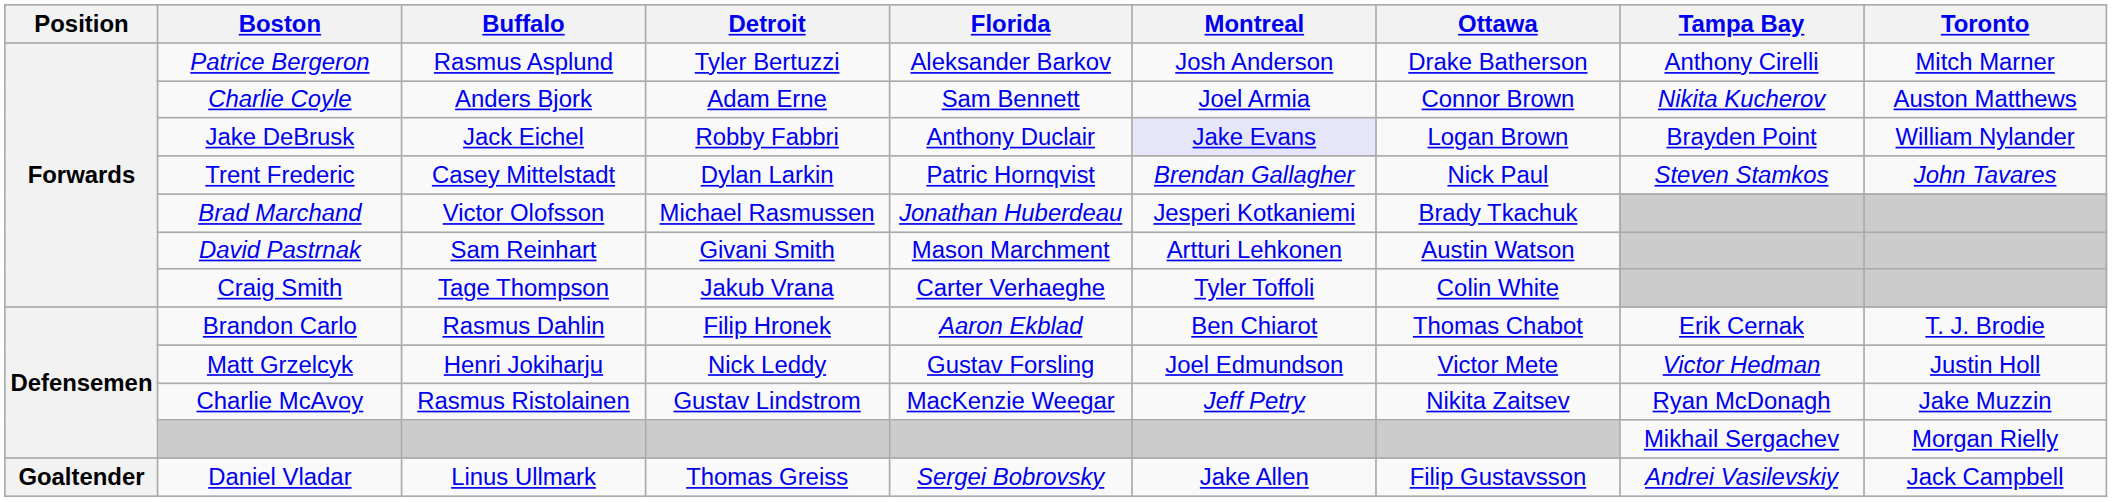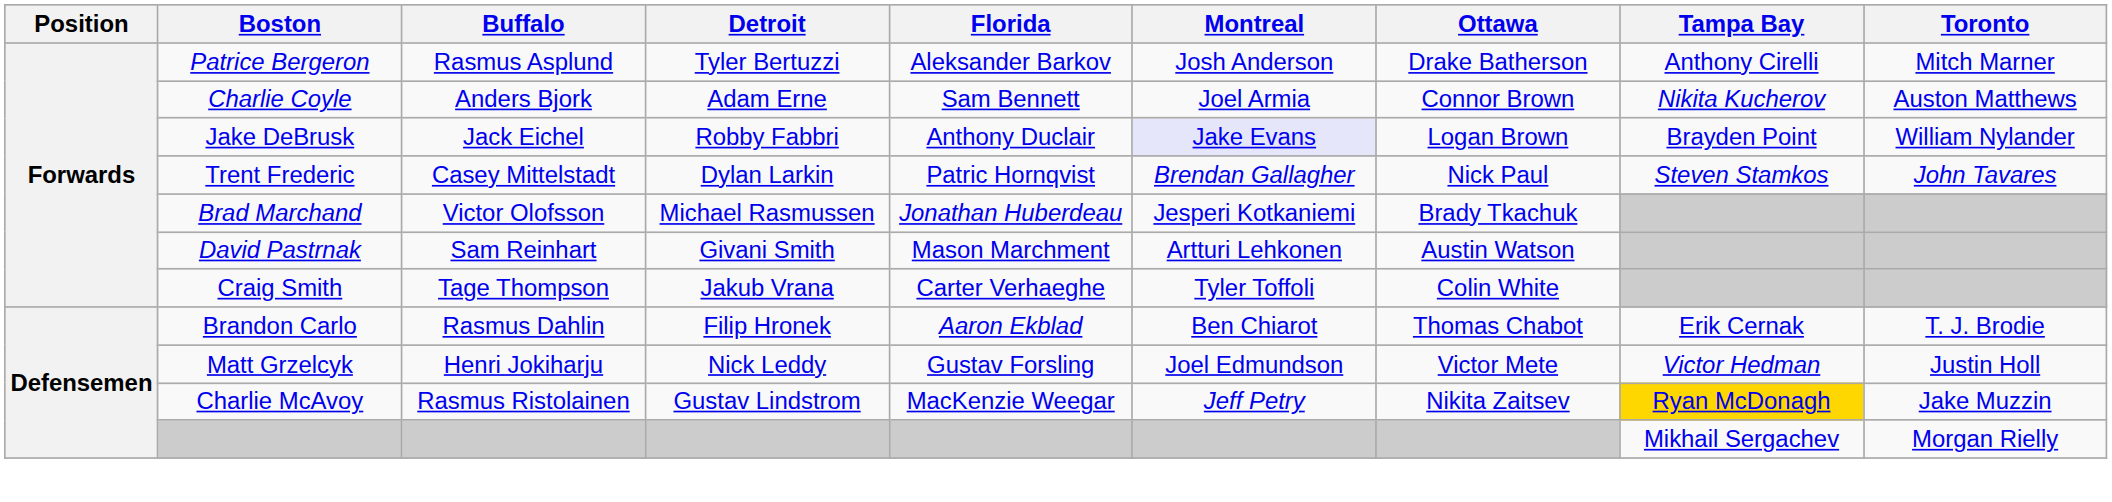(1742, 402) no background -> (1742, 402) gold background
- row: (280, 477)
